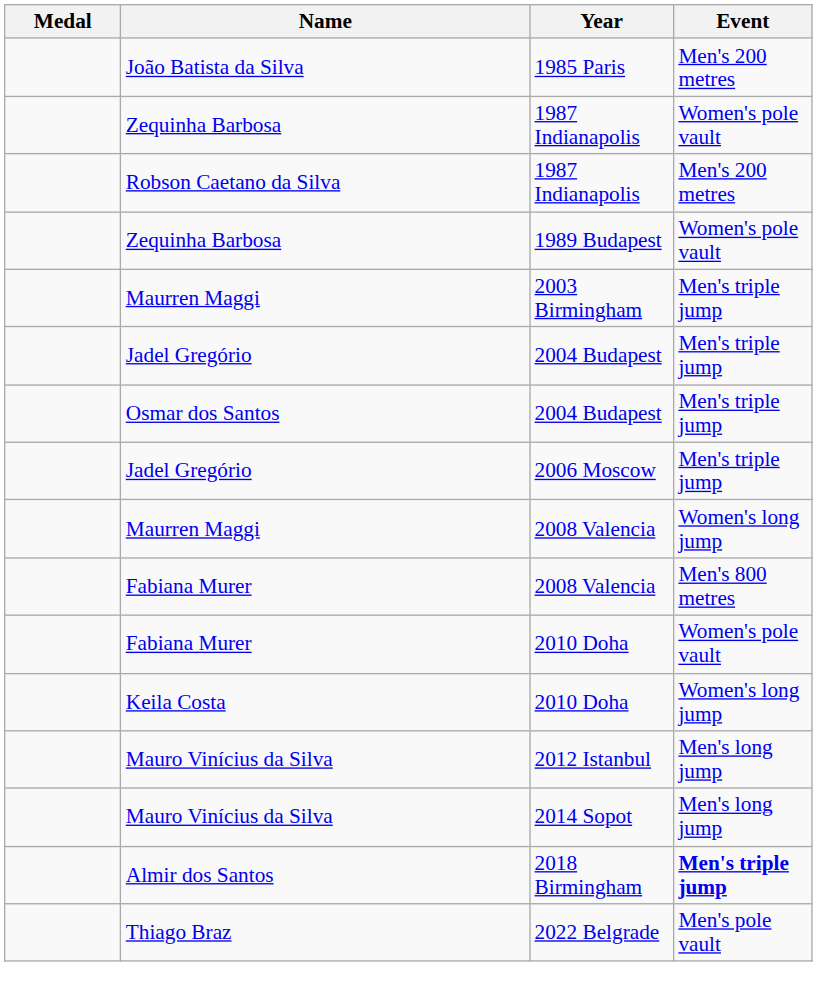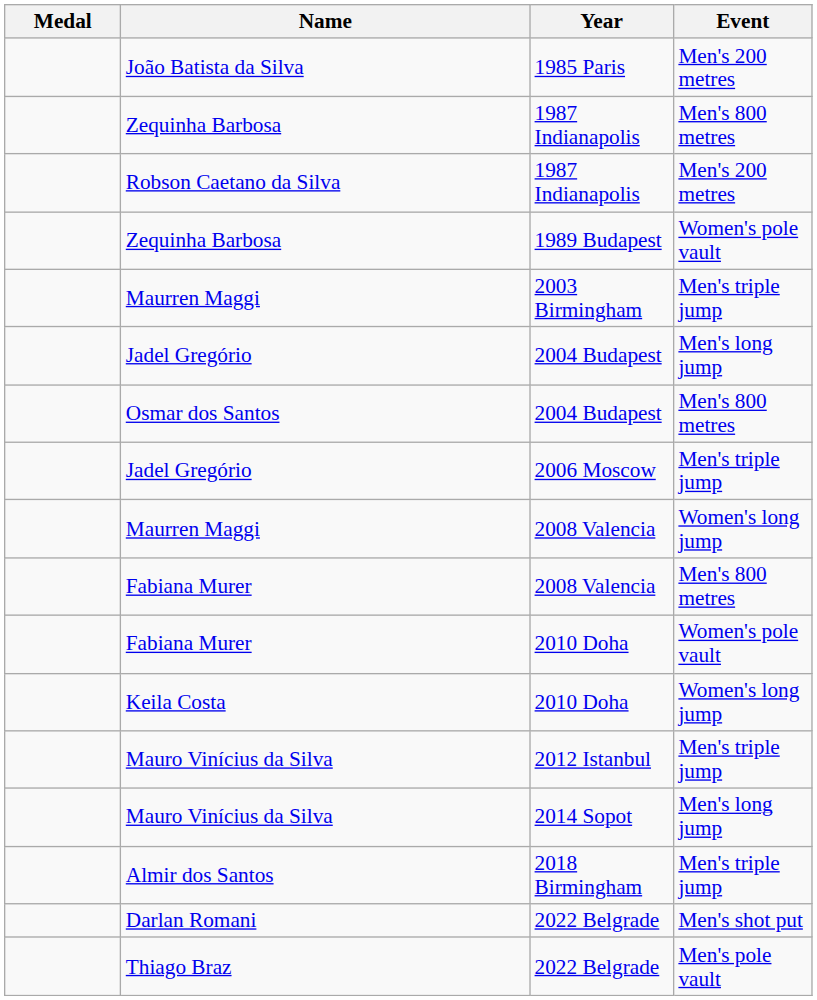(738, 124) Women's pole vault -> (723, 124) Men's 800 metres
(729, 355) Men's triple jump -> (726, 355) Men's long jump
(729, 413) Men's triple jump -> (723, 413) Men's 800 metres
(726, 759) Men's long jump -> (729, 759) Men's triple jump
(734, 874) bold -> (729, 874) normal
+ row: (191, 920)
